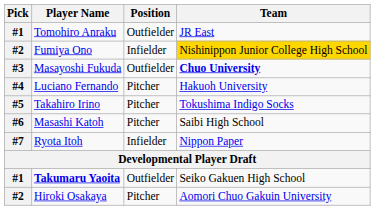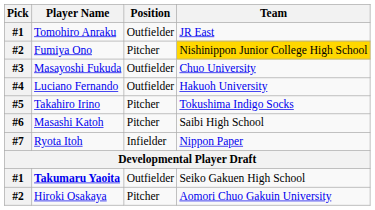(147, 50) Infielder -> (143, 50) Pitcher
(220, 68) bold -> (218, 68) normal
(143, 86) Pitcher -> (150, 86) Outfielder
